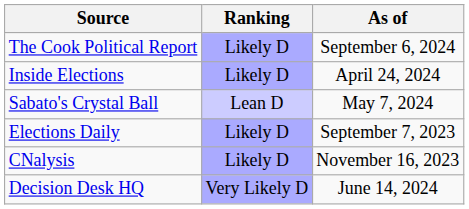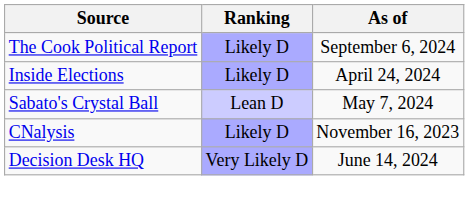- row: (64, 132)
